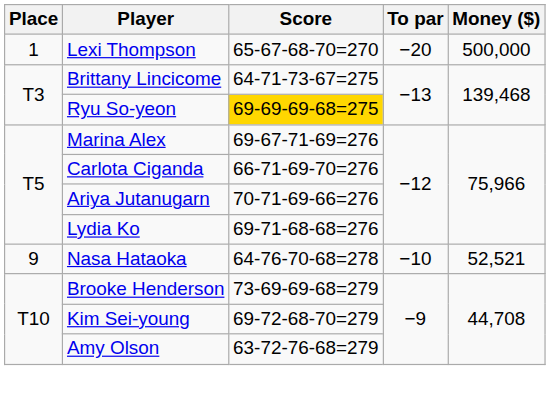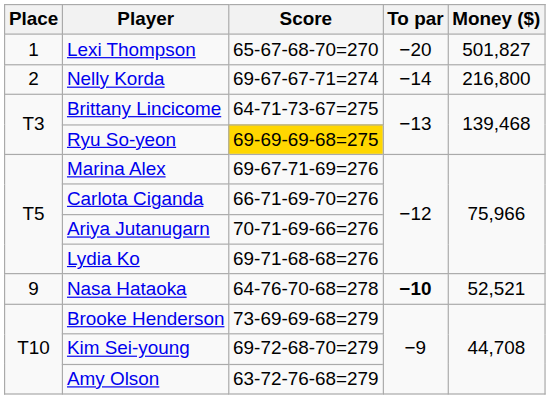(496, 49) 500,000 -> (496, 49) 501,827
+ row: (116, 79)
(415, 259) normal -> (415, 288) bold
